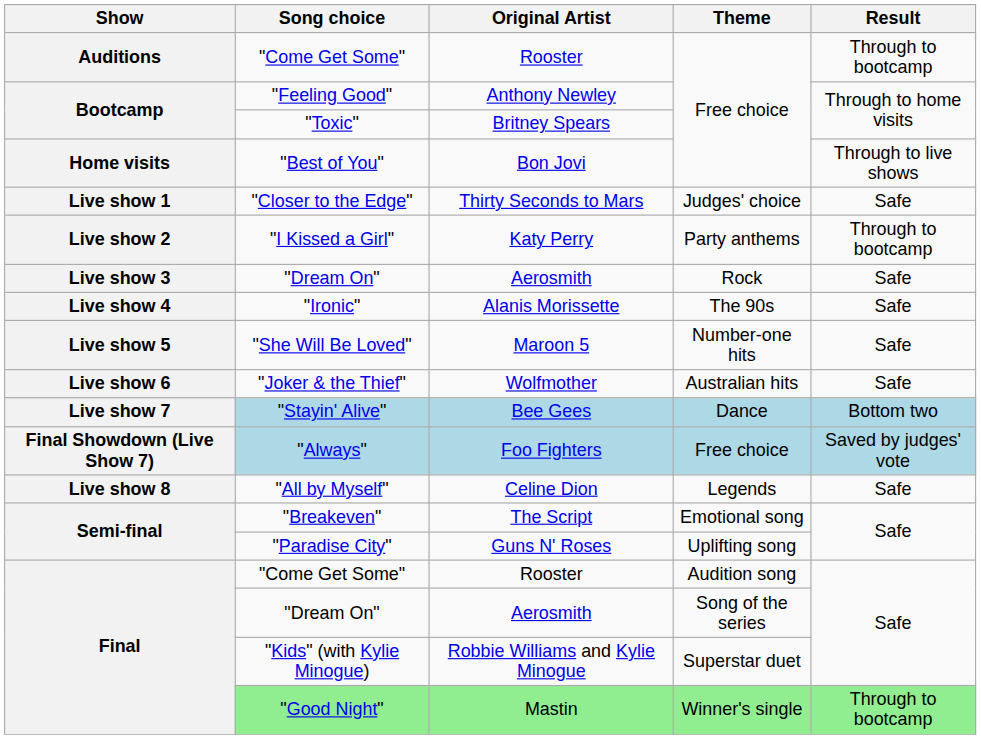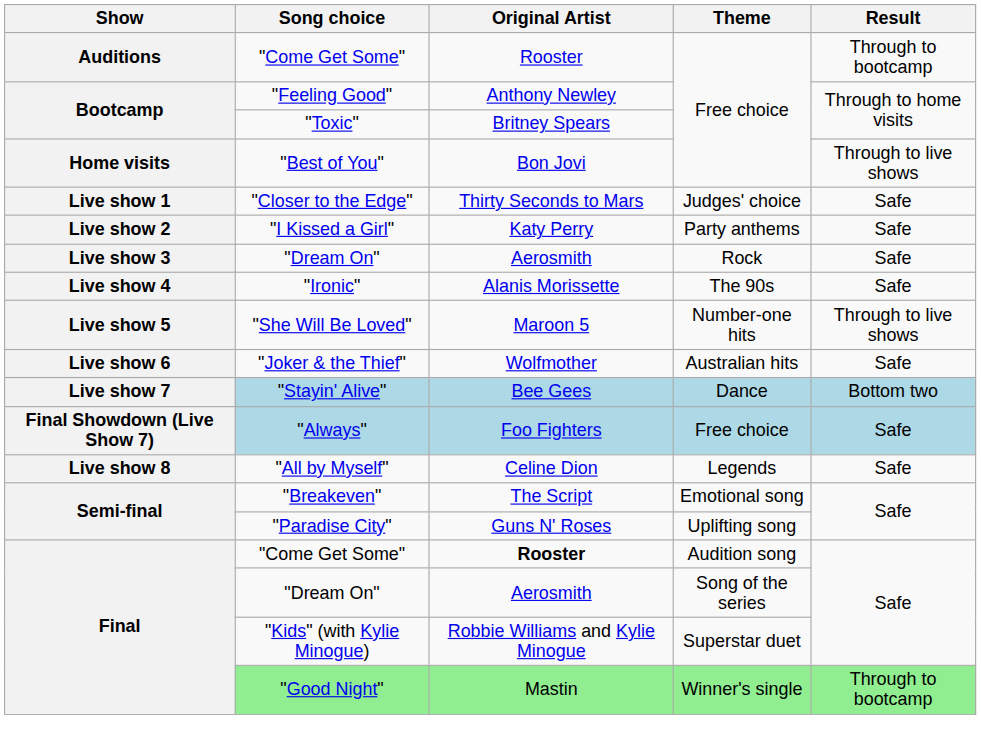(893, 239) Through to bootcamp -> (893, 229) Safe
(893, 345) Safe -> (893, 324) Through to live shows
(893, 450) Saved by judges' vote -> (893, 430) Safe
(551, 574) normal -> (551, 554) bold
